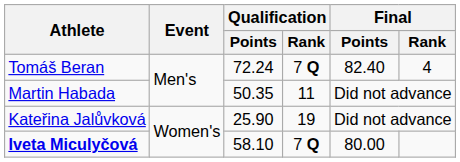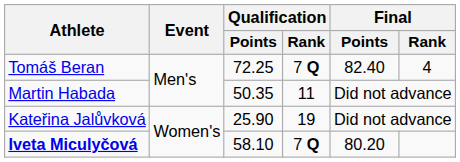(253, 68) 72.24 -> (253, 68) 72.25
(365, 145) 80.00 -> (365, 145) 80.20
